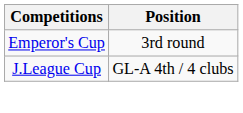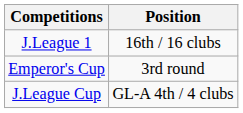+ row: (57, 42)
